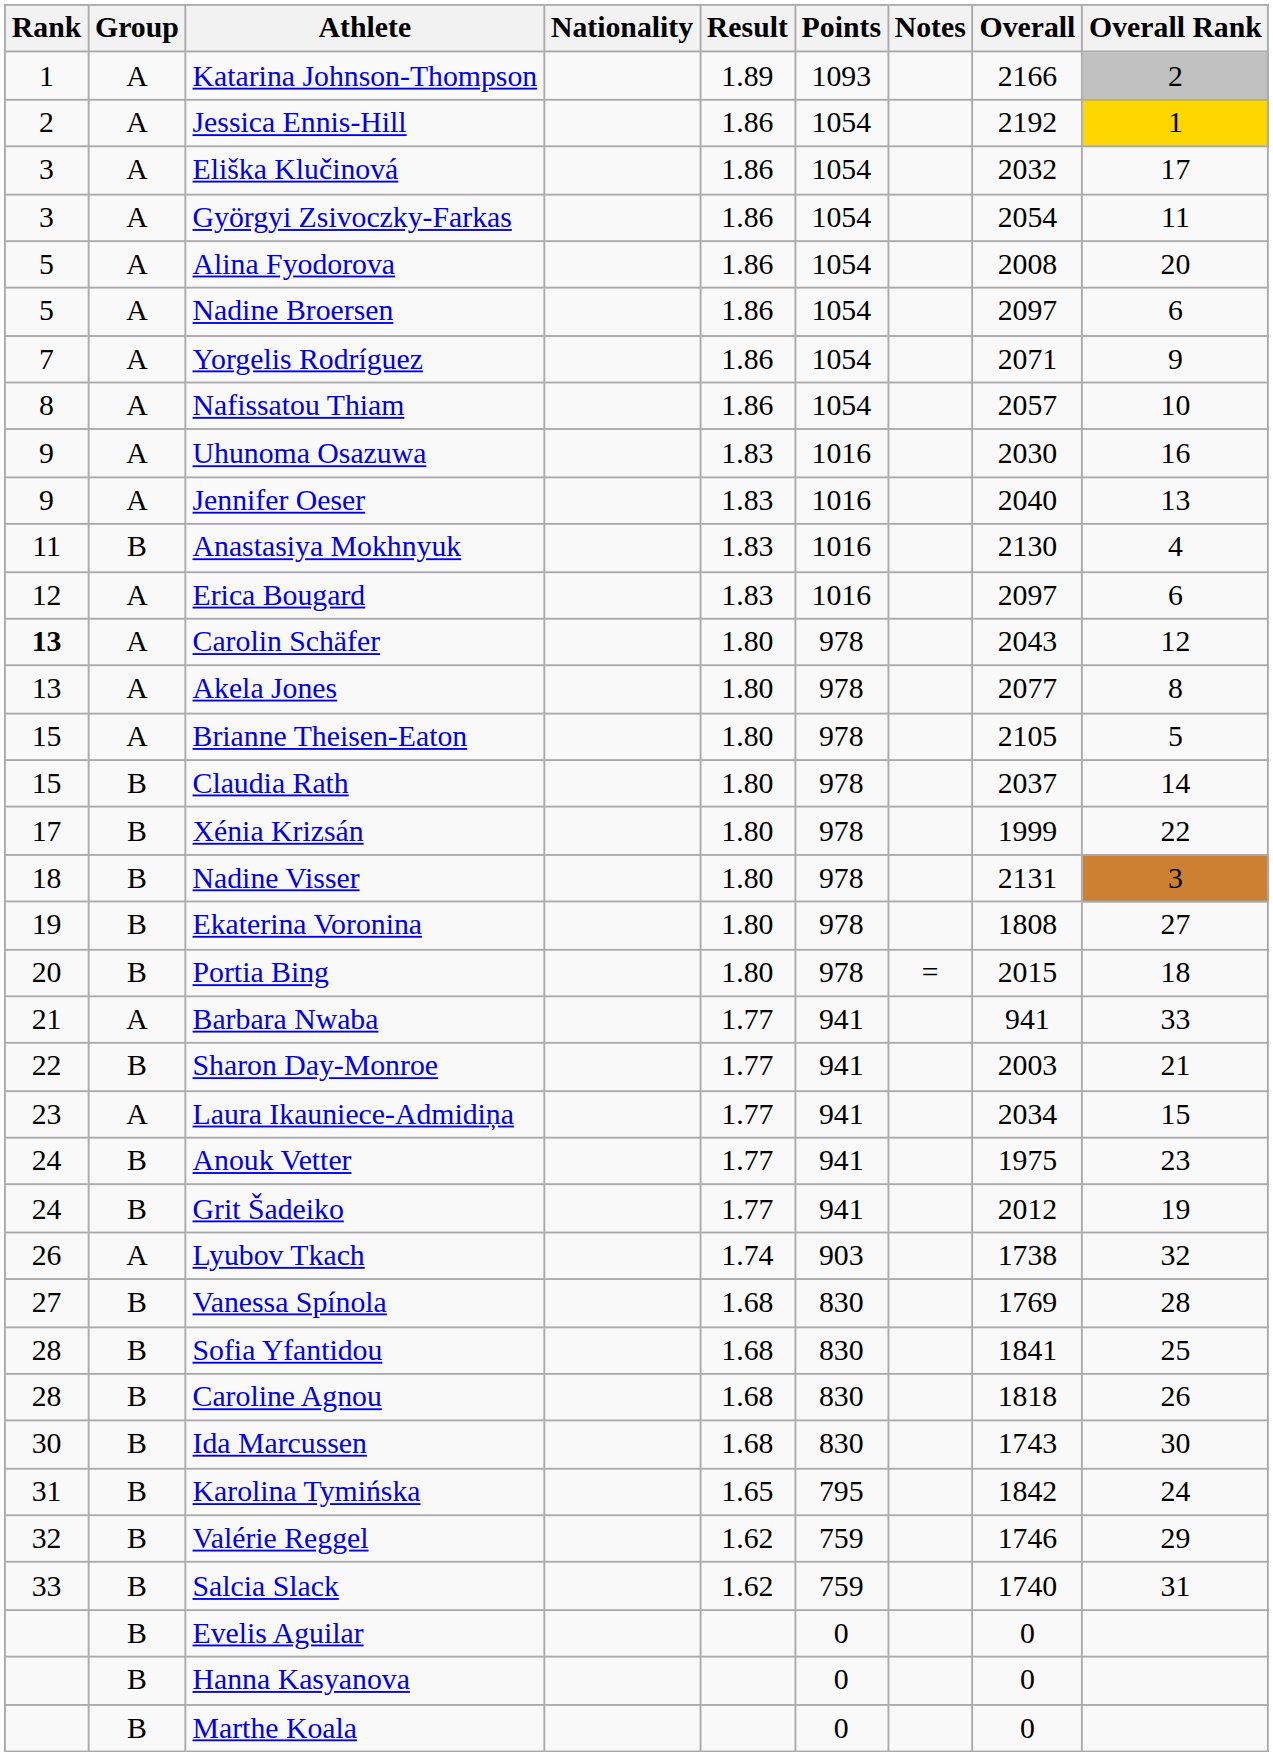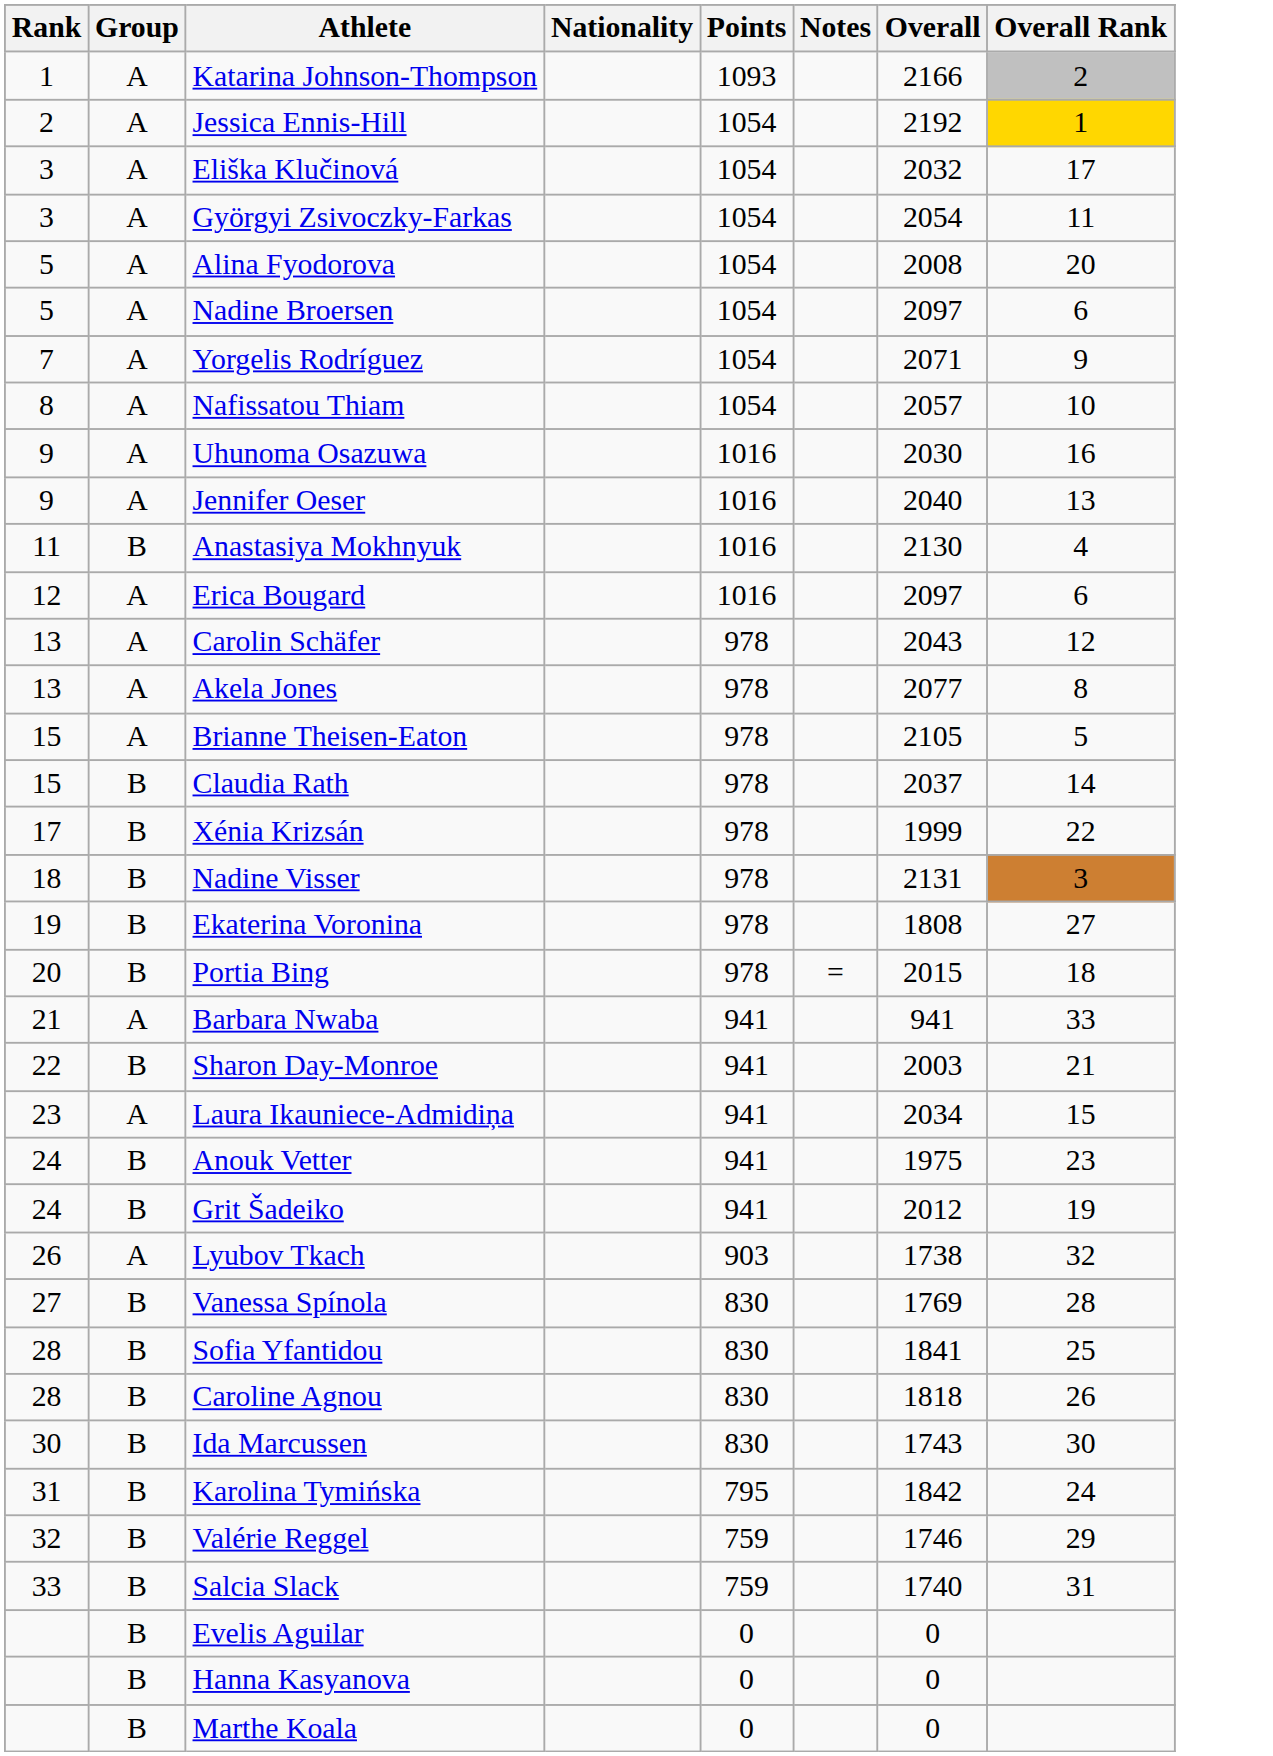- column: (747, 28)
(47, 641) bold -> (47, 641) normal
